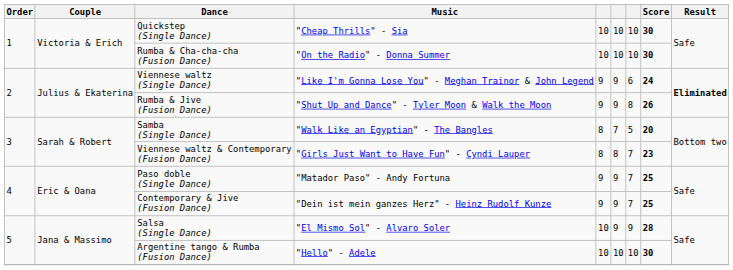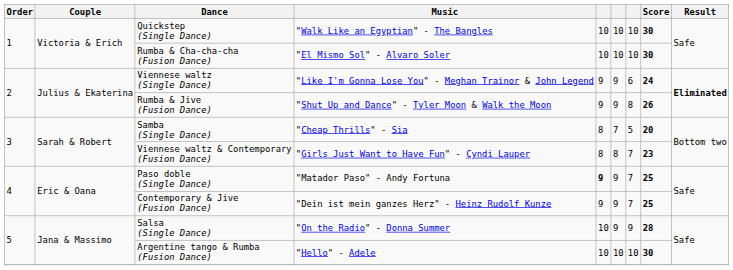(352, 31) "Cheap Thrills" - Sia -> (394, 31) "Walk Like an Egyptian" - The Bangles
(373, 56) "On the Radio" - Donna Summer -> (373, 56) "El Mismo Sol" - Alvaro Soler
(394, 129) "Walk Like an Egyptian" - The Bangles -> (352, 129) "Cheap Thrills" - Sia
(601, 179) normal -> (601, 179) bold
(373, 228) "El Mismo Sol" - Alvaro Soler -> (373, 228) "On the Radio" - Donna Summer
